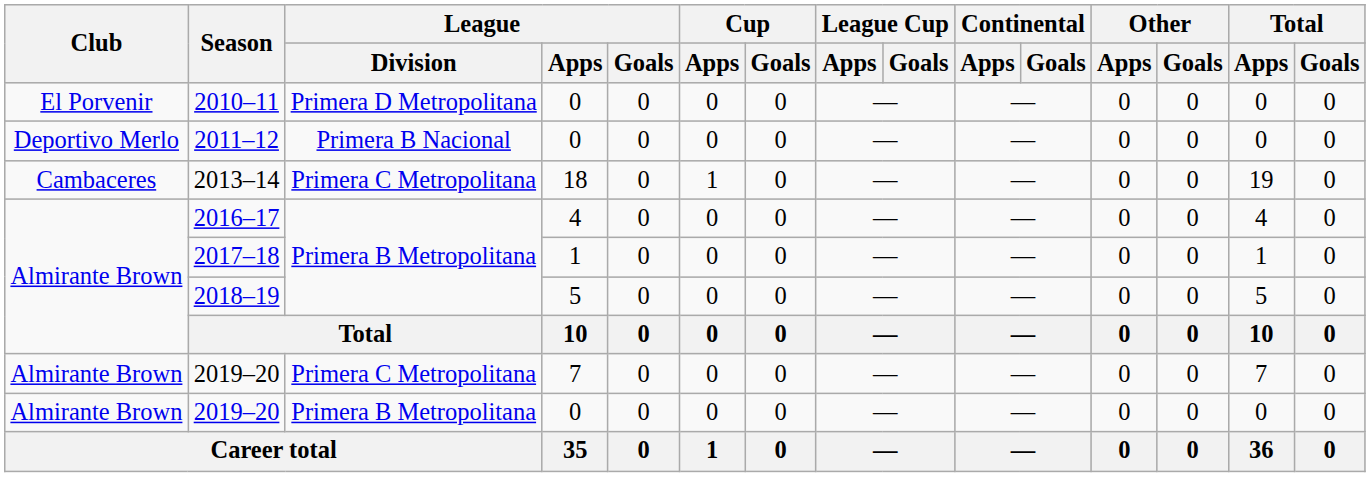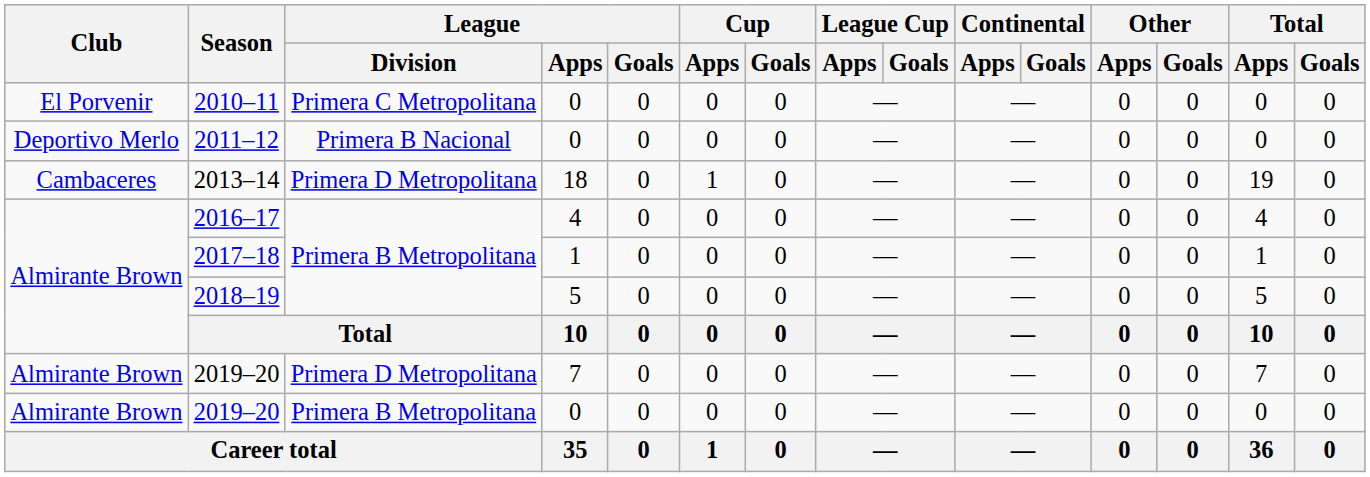(414, 101) Primera D Metropolitana -> (414, 101) Primera C Metropolitana
(414, 179) Primera C Metropolitana -> (414, 179) Primera D Metropolitana
(414, 373) Primera C Metropolitana -> (414, 373) Primera D Metropolitana
